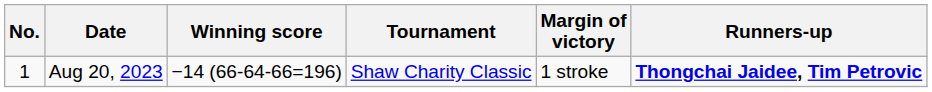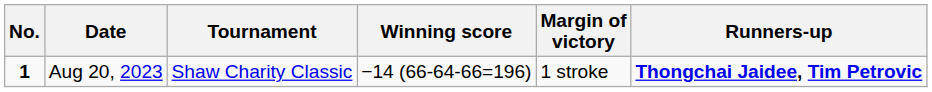columns swapped: (441, 31) <-> (257, 31)
(24, 72) normal -> (24, 72) bold
